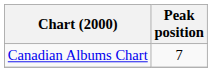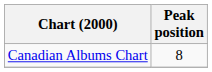(179, 55) 7 -> (179, 55) 8
